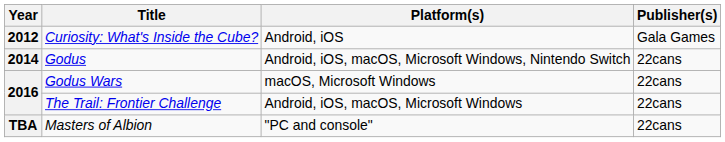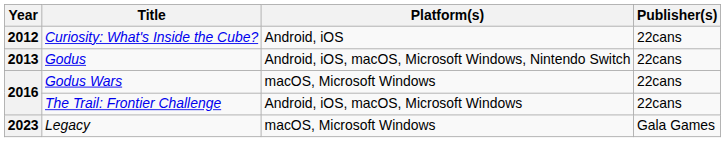(676, 37) Gala Games -> (659, 37) 22cans
(23, 59) 2014 -> (23, 59) 2013
+ row: (67, 125)
- row: (99, 125)
